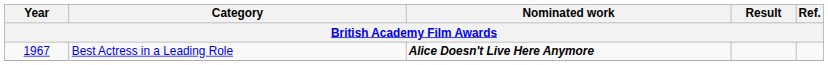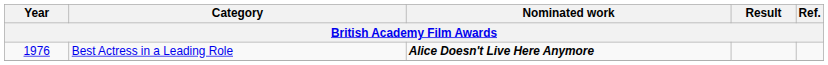(37, 51) 1967 -> (37, 51) 1976
